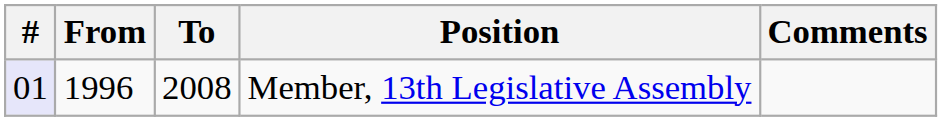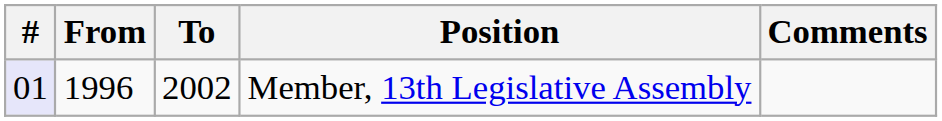(197, 87) 2008 -> (197, 87) 2002
